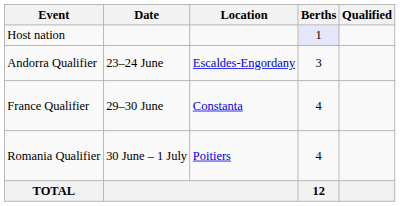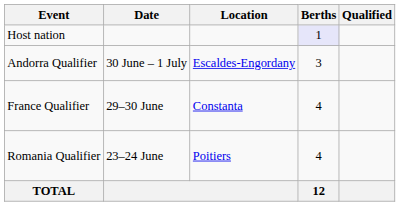(135, 63) 23–24 June -> (147, 63) 30 June – 1 July
(147, 156) 30 June – 1 July -> (135, 156) 23–24 June
